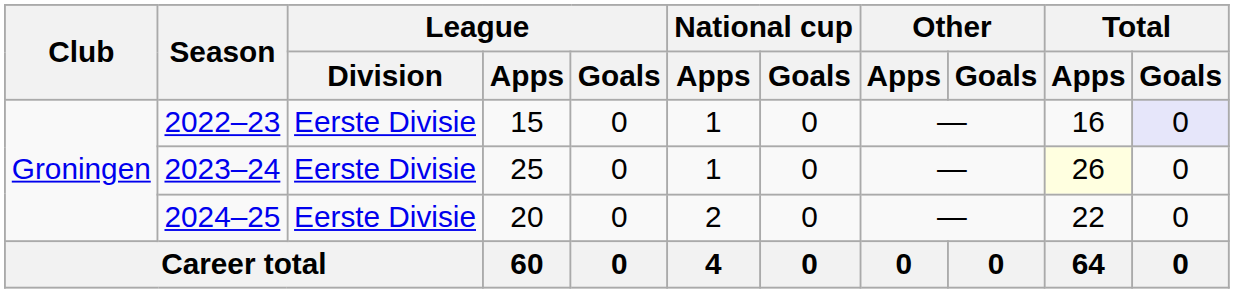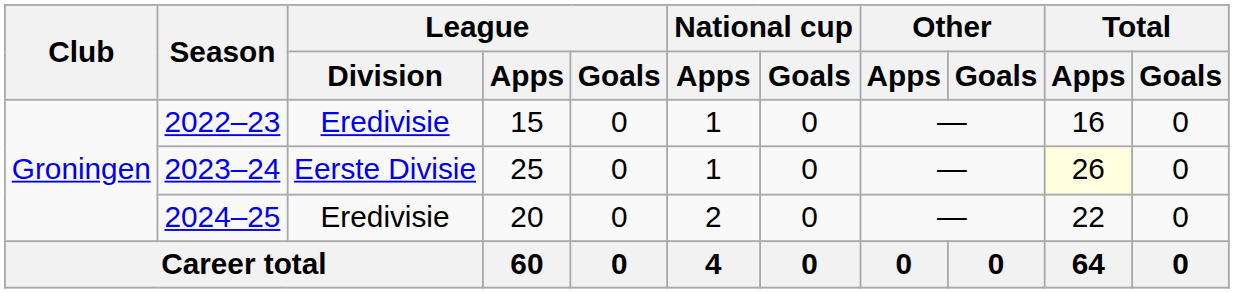(385, 122) Eerste Divisie -> (385, 122) Eredivisie
(1181, 122) lavender background -> (1181, 122) no background
(385, 216) Eerste Divisie -> (385, 216) Eredivisie
